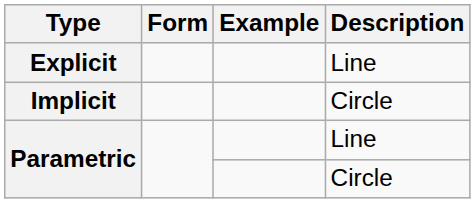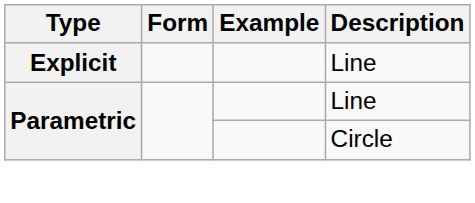- row: (73, 100)
